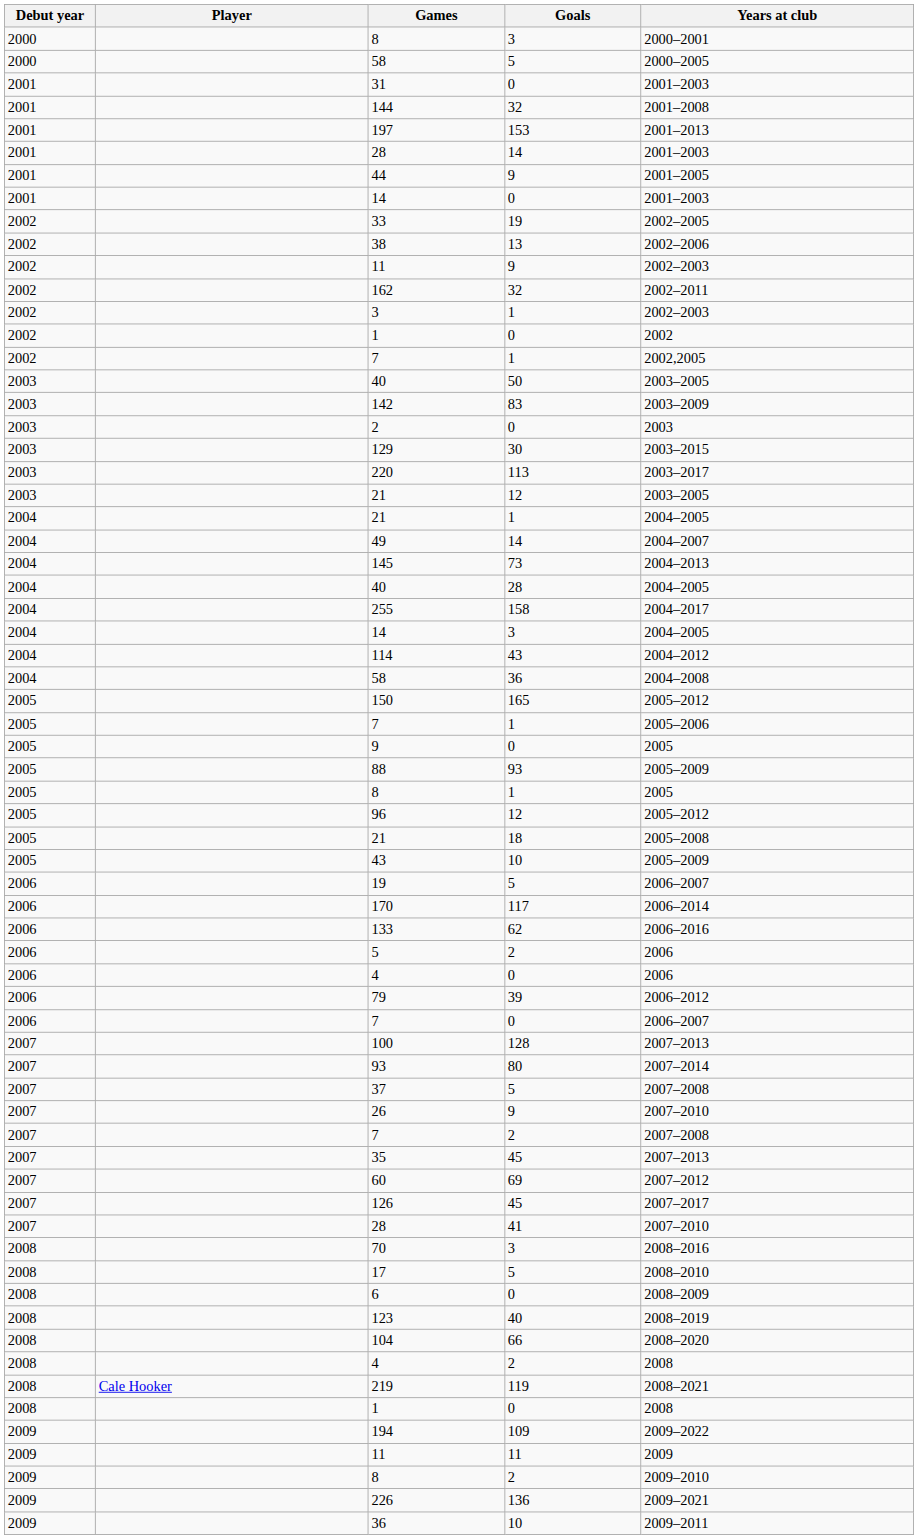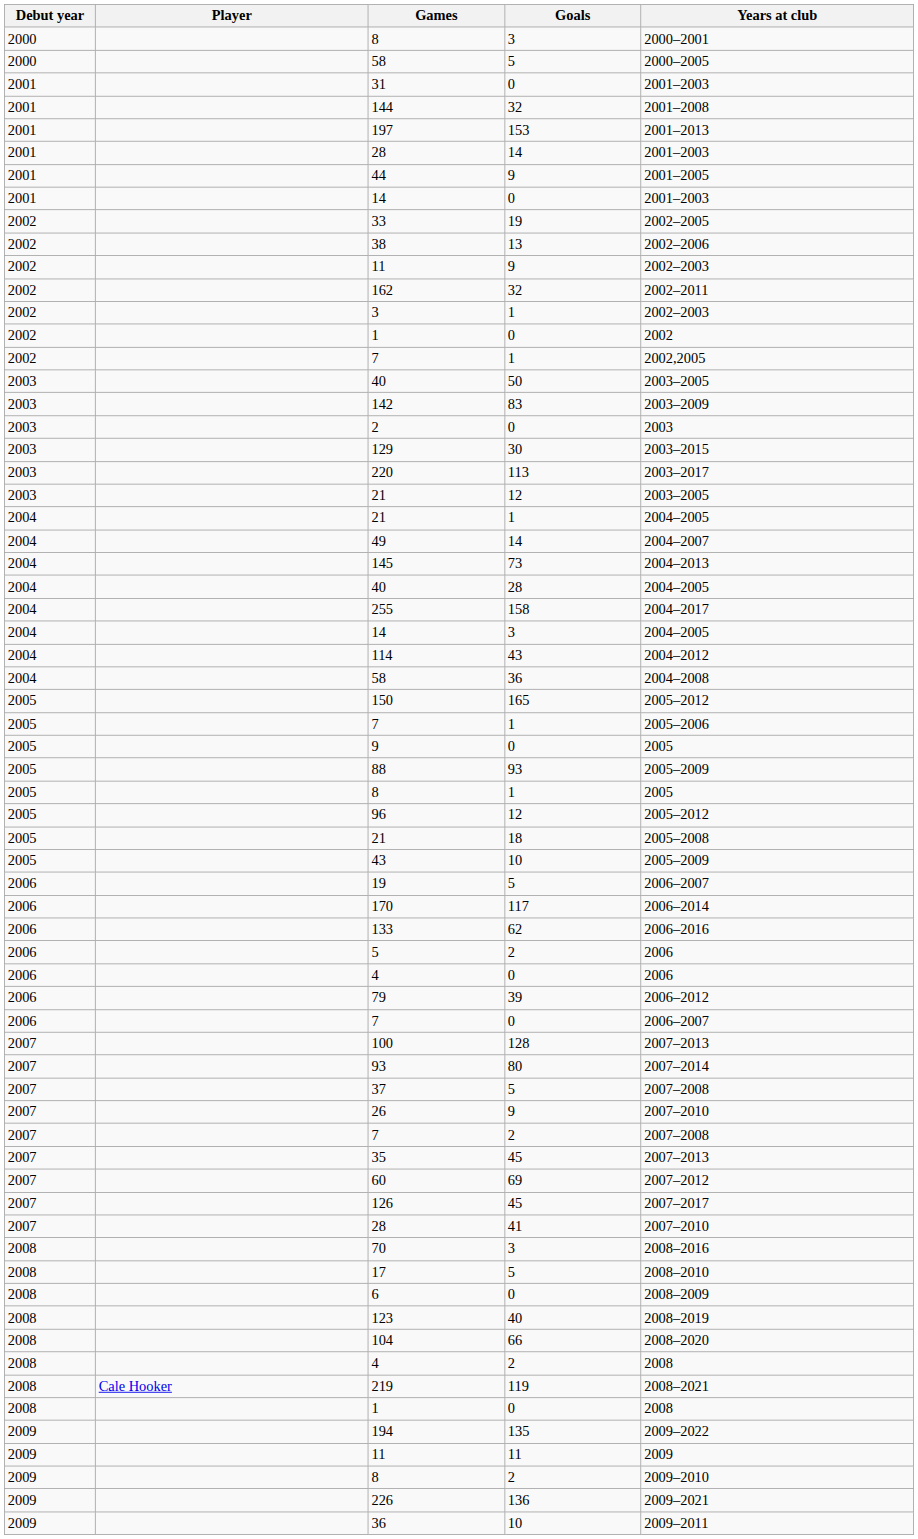(519, 1431) 109 -> (519, 1431) 135
